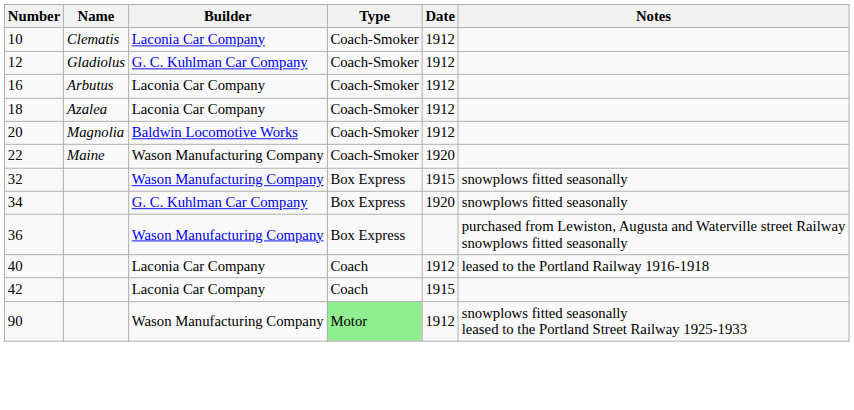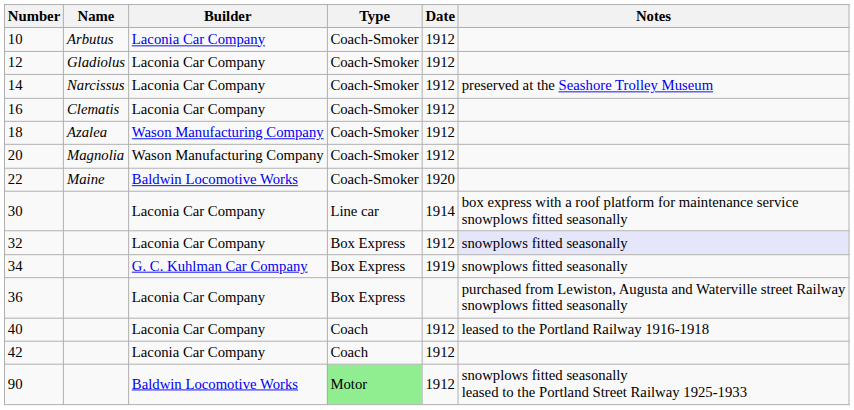(93, 39) Clematis -> (90, 39) Arbutus
(220, 62) G. C. Kuhlman Car Company -> (198, 62) Laconia Car Company
+ row: (15, 86)
(90, 86) Arbutus -> (93, 109) Clematis
(198, 109) Laconia Car Company -> (228, 132) Wason Manufacturing Company
(215, 132) Baldwin Locomotive Works -> (228, 156) Wason Manufacturing Company
(228, 156) Wason Manufacturing Company -> (215, 179) Baldwin Locomotive Works
+ row: (15, 211)
(228, 179) Wason Manufacturing Company -> (198, 242) Laconia Car Company
(440, 179) 1915 -> (440, 242) 1912
(545, 179) no background -> (545, 242) lavender background
(440, 202) 1920 -> (440, 266) 1919
(228, 234) Wason Manufacturing Company -> (198, 297) Laconia Car Company
(440, 289) 1915 -> (440, 352) 1912
(228, 321) Wason Manufacturing Company -> (215, 384) Baldwin Locomotive Works
